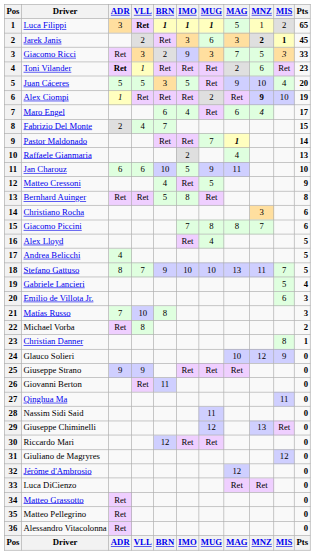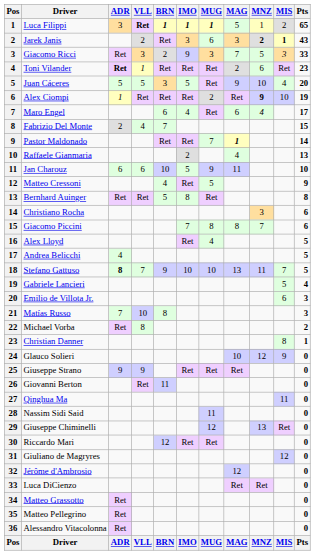(304, 39) 45 -> (304, 39) 43
(120, 269) normal -> (120, 269) bold
